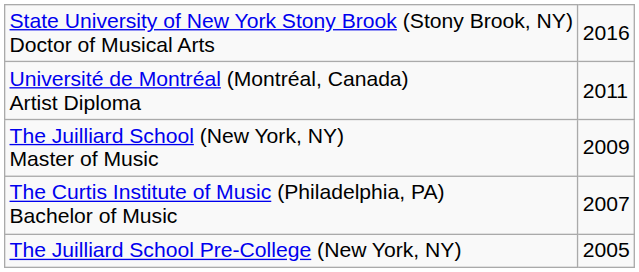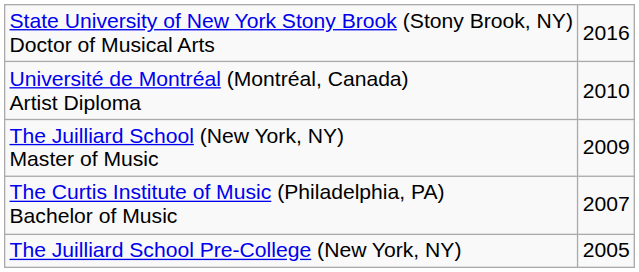(605, 90) 2011 -> (606, 90) 2010
